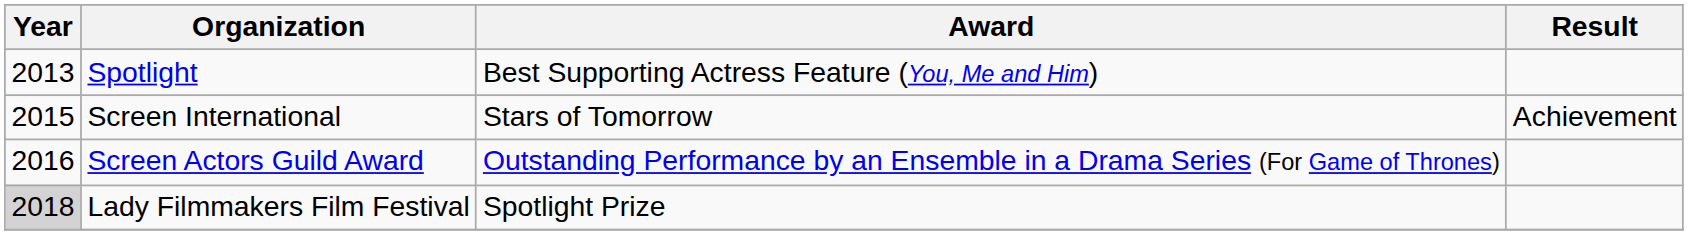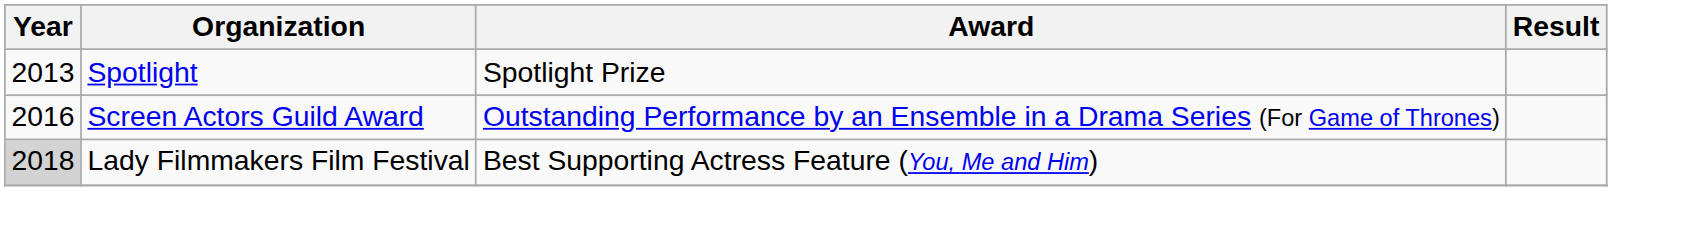(791, 71) Best Supporting Actress Feature (You, Me and Him) -> (574, 71) Spotlight Prize
- row: (214, 116)
(574, 206) Spotlight Prize -> (791, 161) Best Supporting Actress Feature (You, Me and Him)
